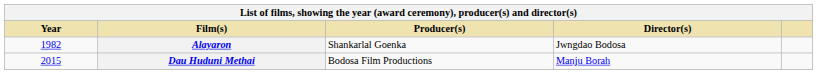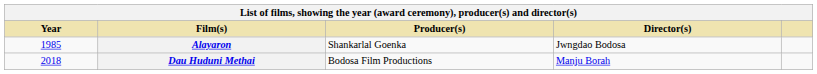(51, 45) 1982 -> (51, 45) 1985
(51, 61) 2015 -> (51, 61) 2018
